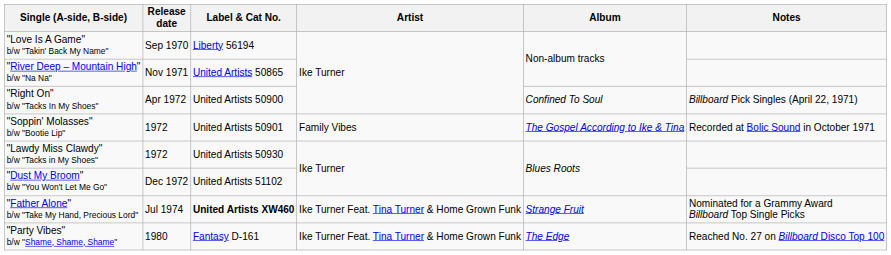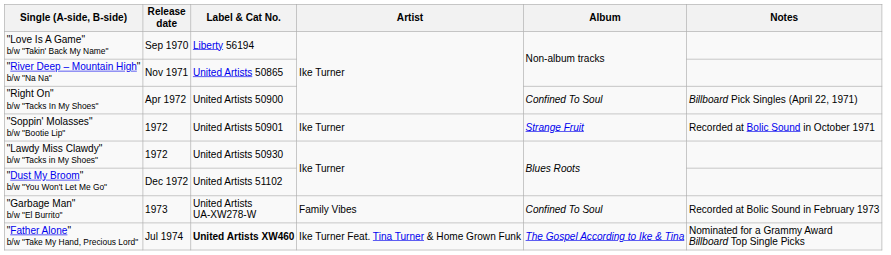(328, 127) Family Vibes -> (322, 127) Ike Turner
(605, 127) The Gospel According to Ike & Tina -> (555, 127) Strange Fruit
+ row: (41, 209)
(555, 209) Strange Fruit -> (605, 236) The Gospel According to Ike & Tina
- row: (62, 236)
